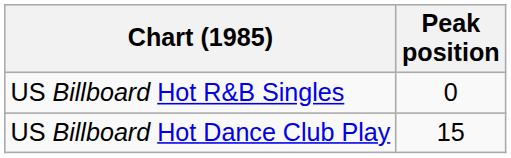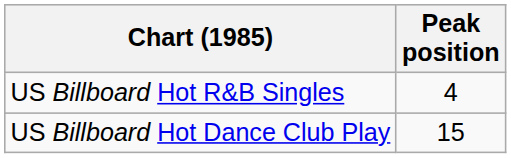(451, 92) 0 -> (451, 92) 4
